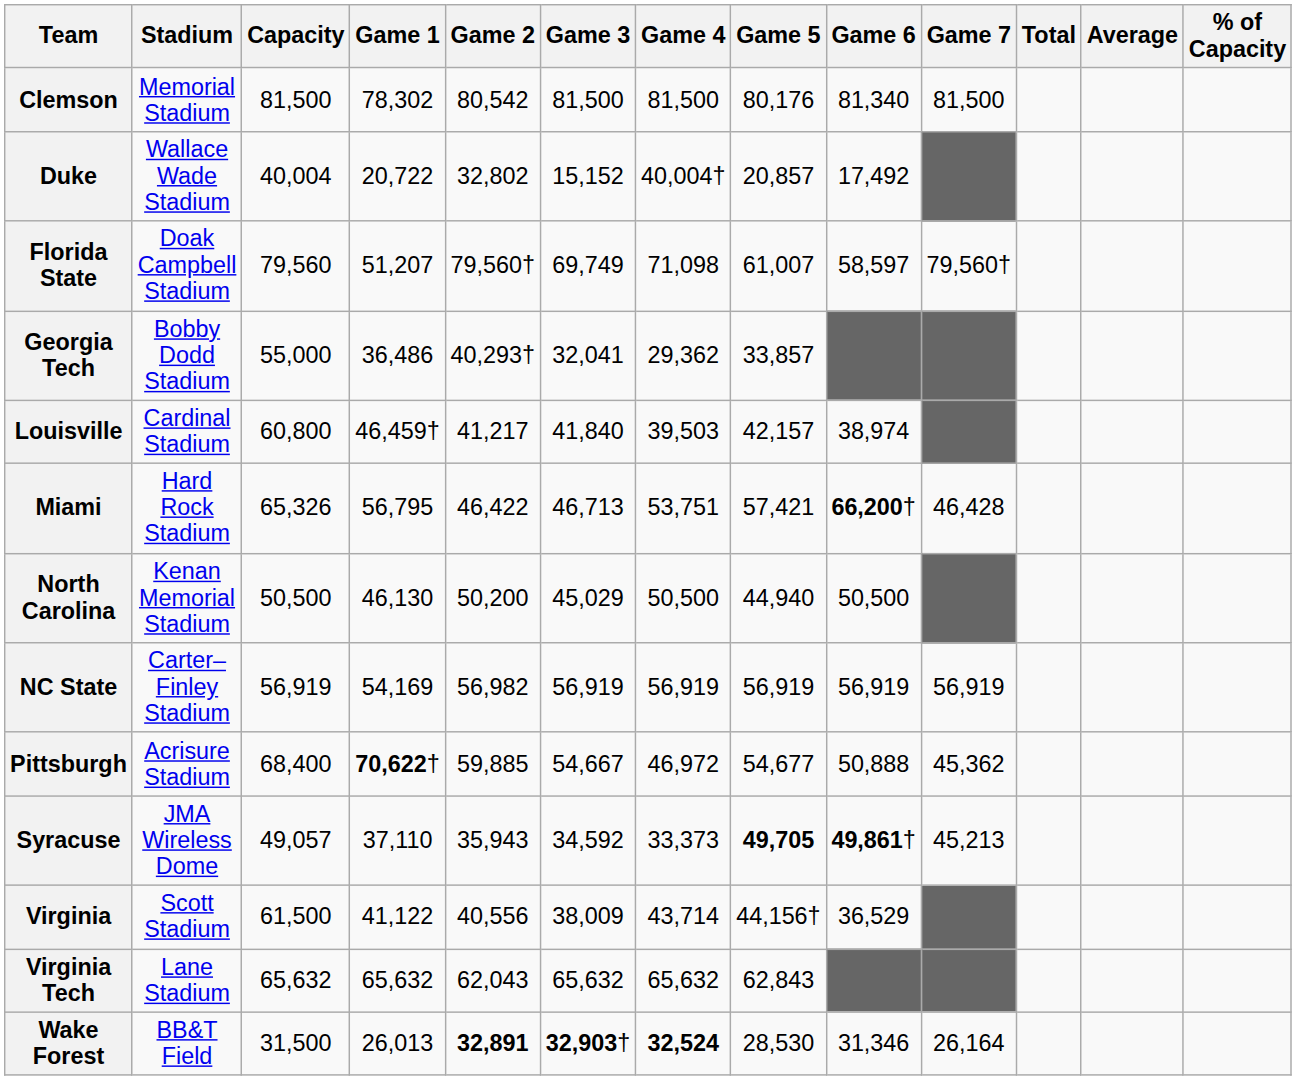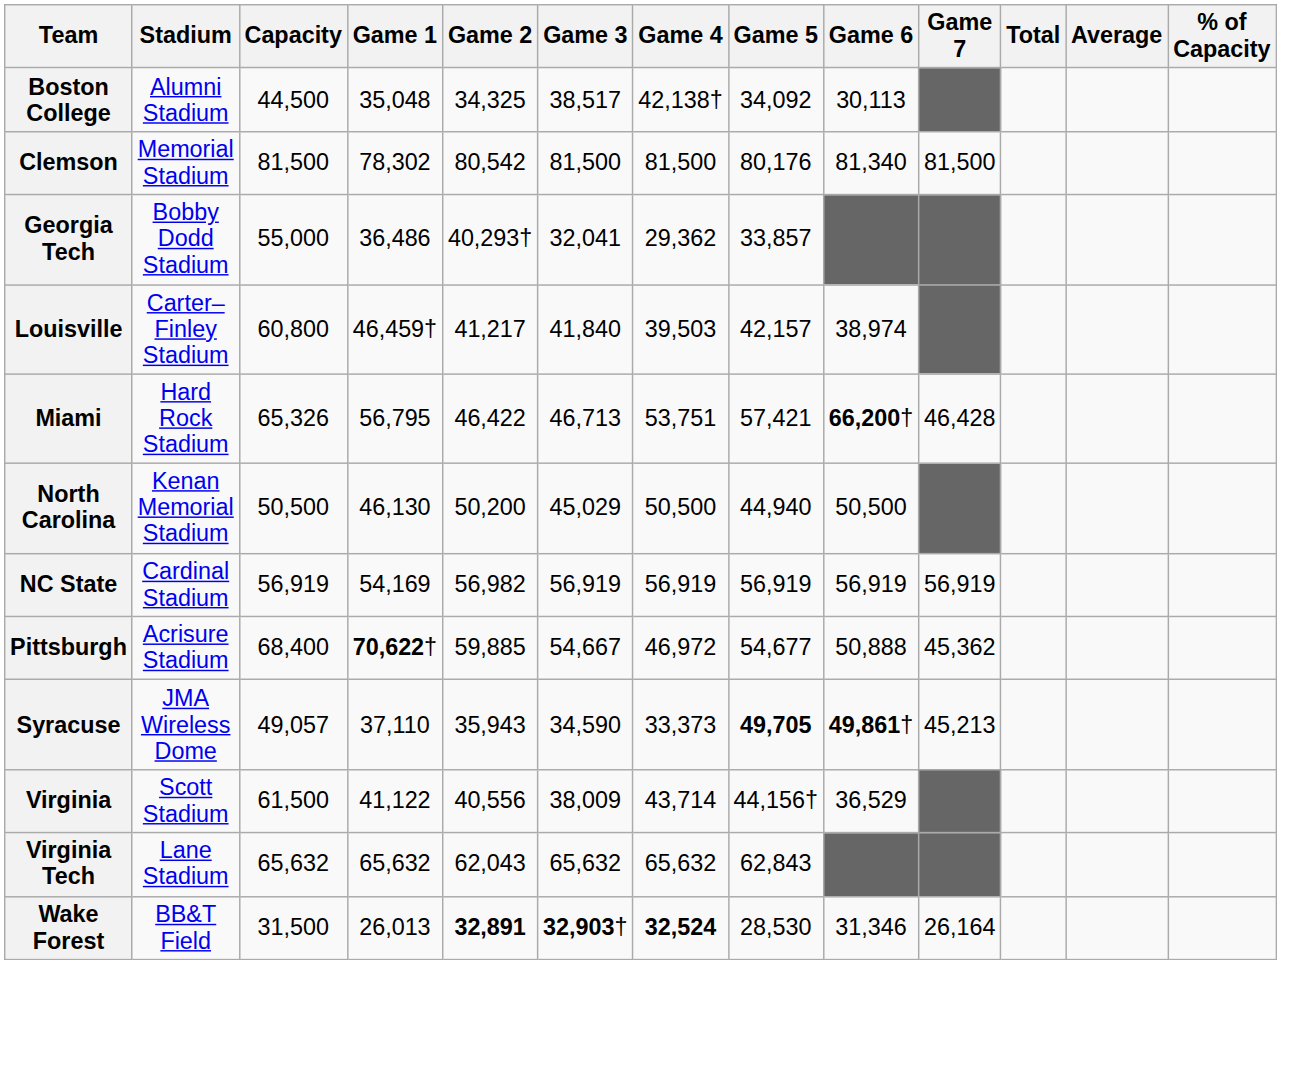+ row: (69, 99)
- row: (69, 175)
- row: (69, 265)
(187, 431) Cardinal Stadium -> (186, 328) Carter–Finley Stadium
(187, 687) Carter–Finley Stadium -> (186, 584) Cardinal Stadium
(588, 840) 34,592 -> (585, 724) 34,590
